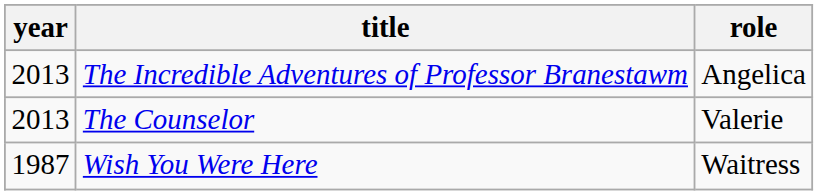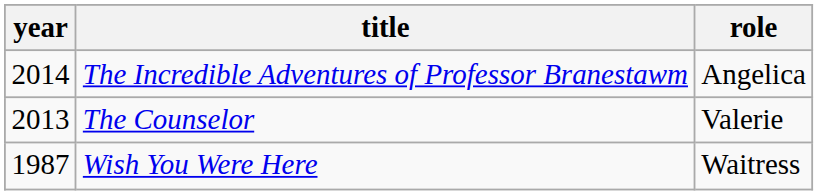(41, 73) 2013 -> (41, 73) 2014
